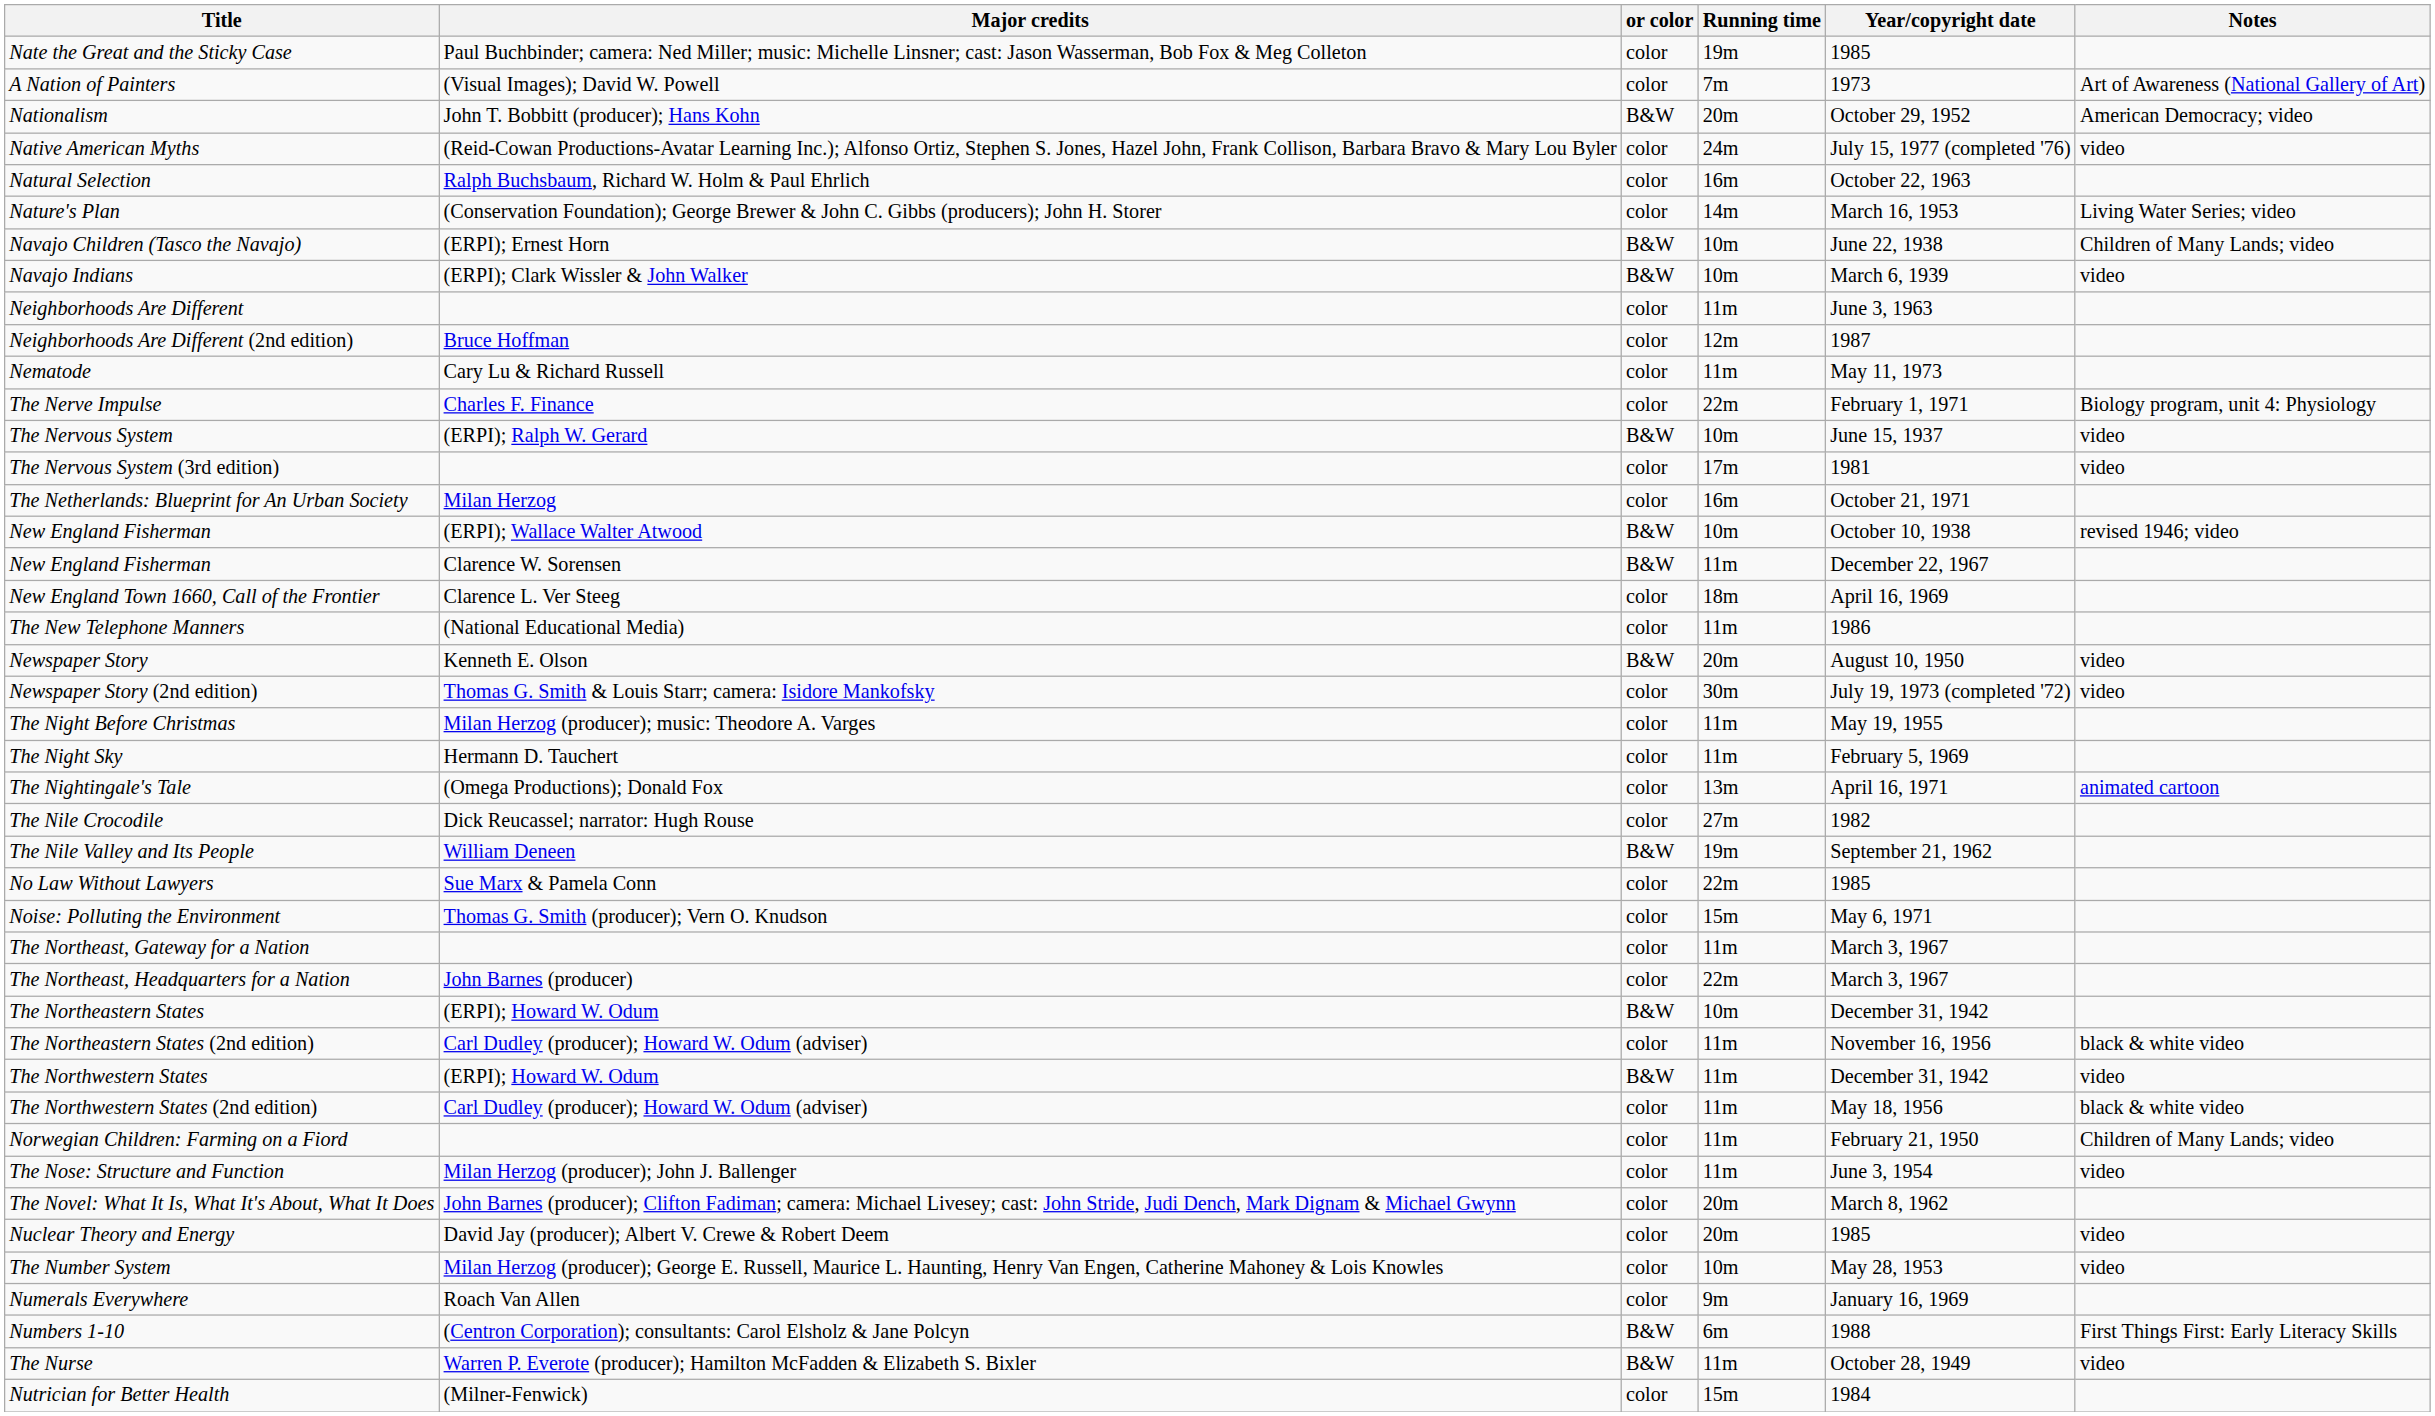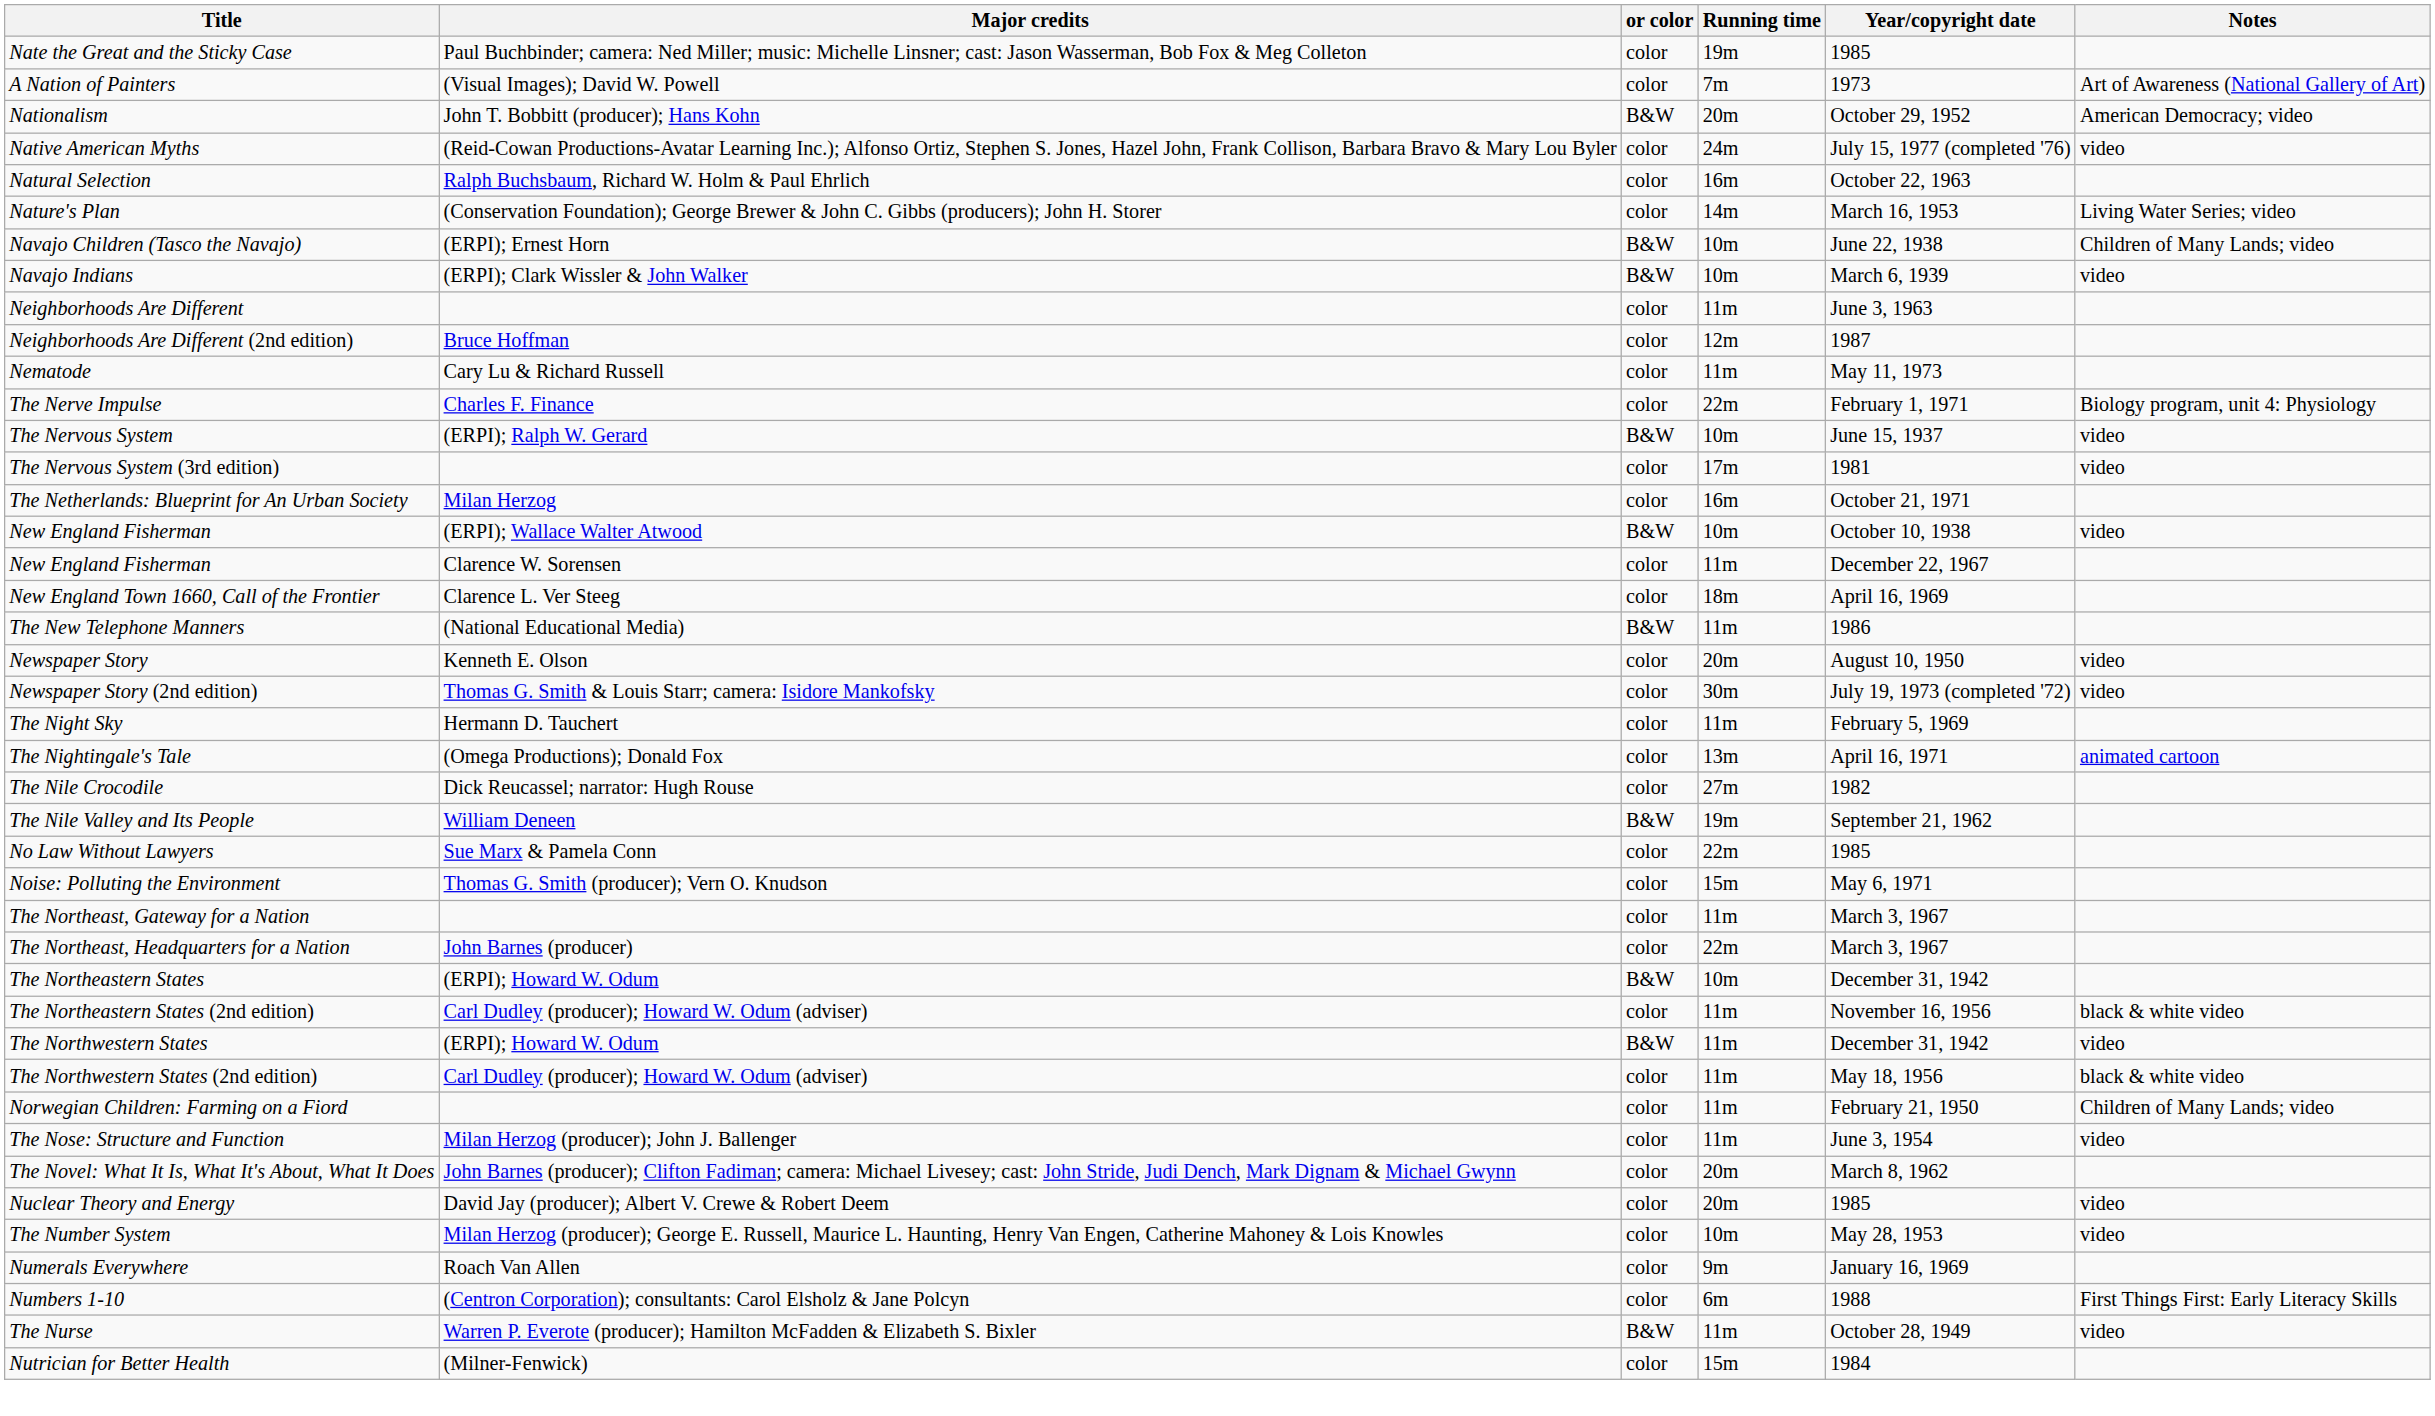(2159, 532) revised 1946; video -> (2102, 532) video
(1650, 564) B&W -> (1647, 564) color
(1647, 627) color -> (1650, 627) B&W
(1650, 659) B&W -> (1647, 659) color
- row: (122, 723)
(1650, 1331) B&W -> (1647, 1299) color
